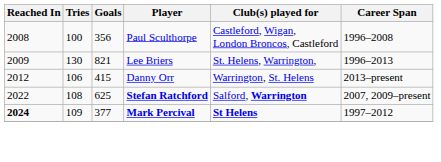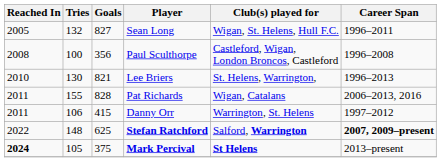+ row: (150, 30)
(18, 60) 2009 -> (18, 78) 2010
+ row: (155, 95)
(18, 78) 2012 -> (18, 113) 2011
(373, 78) 2013–present -> (369, 113) 1997–2012
(74, 95) 108 -> (74, 130) 148
(387, 95) normal -> (389, 130) bold
(74, 113) 109 -> (74, 148) 105
(103, 113) 377 -> (103, 148) 375
(368, 113) 1997–2012 -> (374, 148) 2013–present
